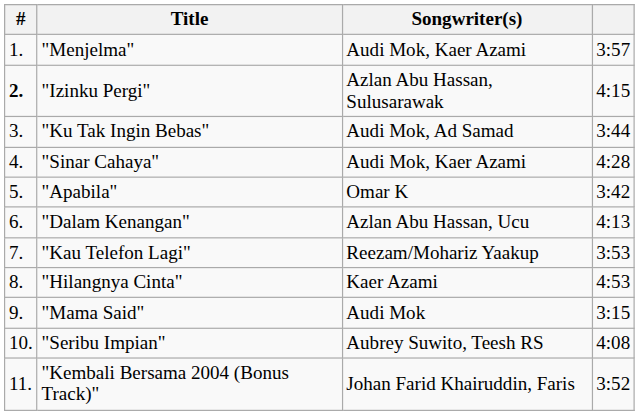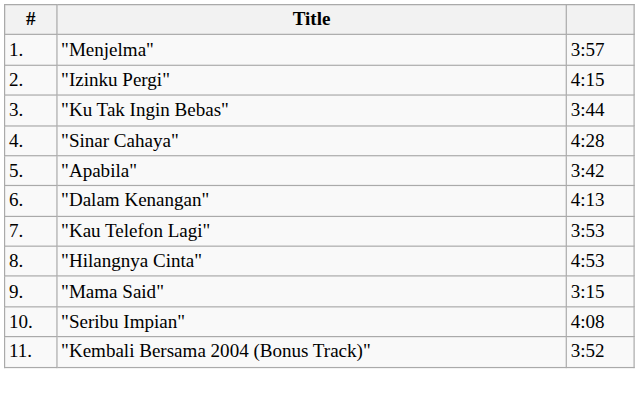- column: (467, 19)
(16, 90) bold -> (16, 79) normal
